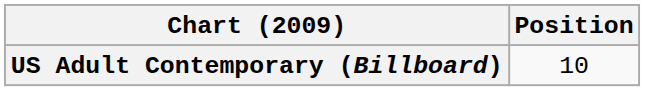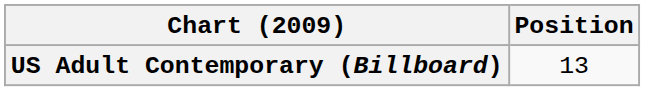(574, 66) 10 -> (574, 66) 13
